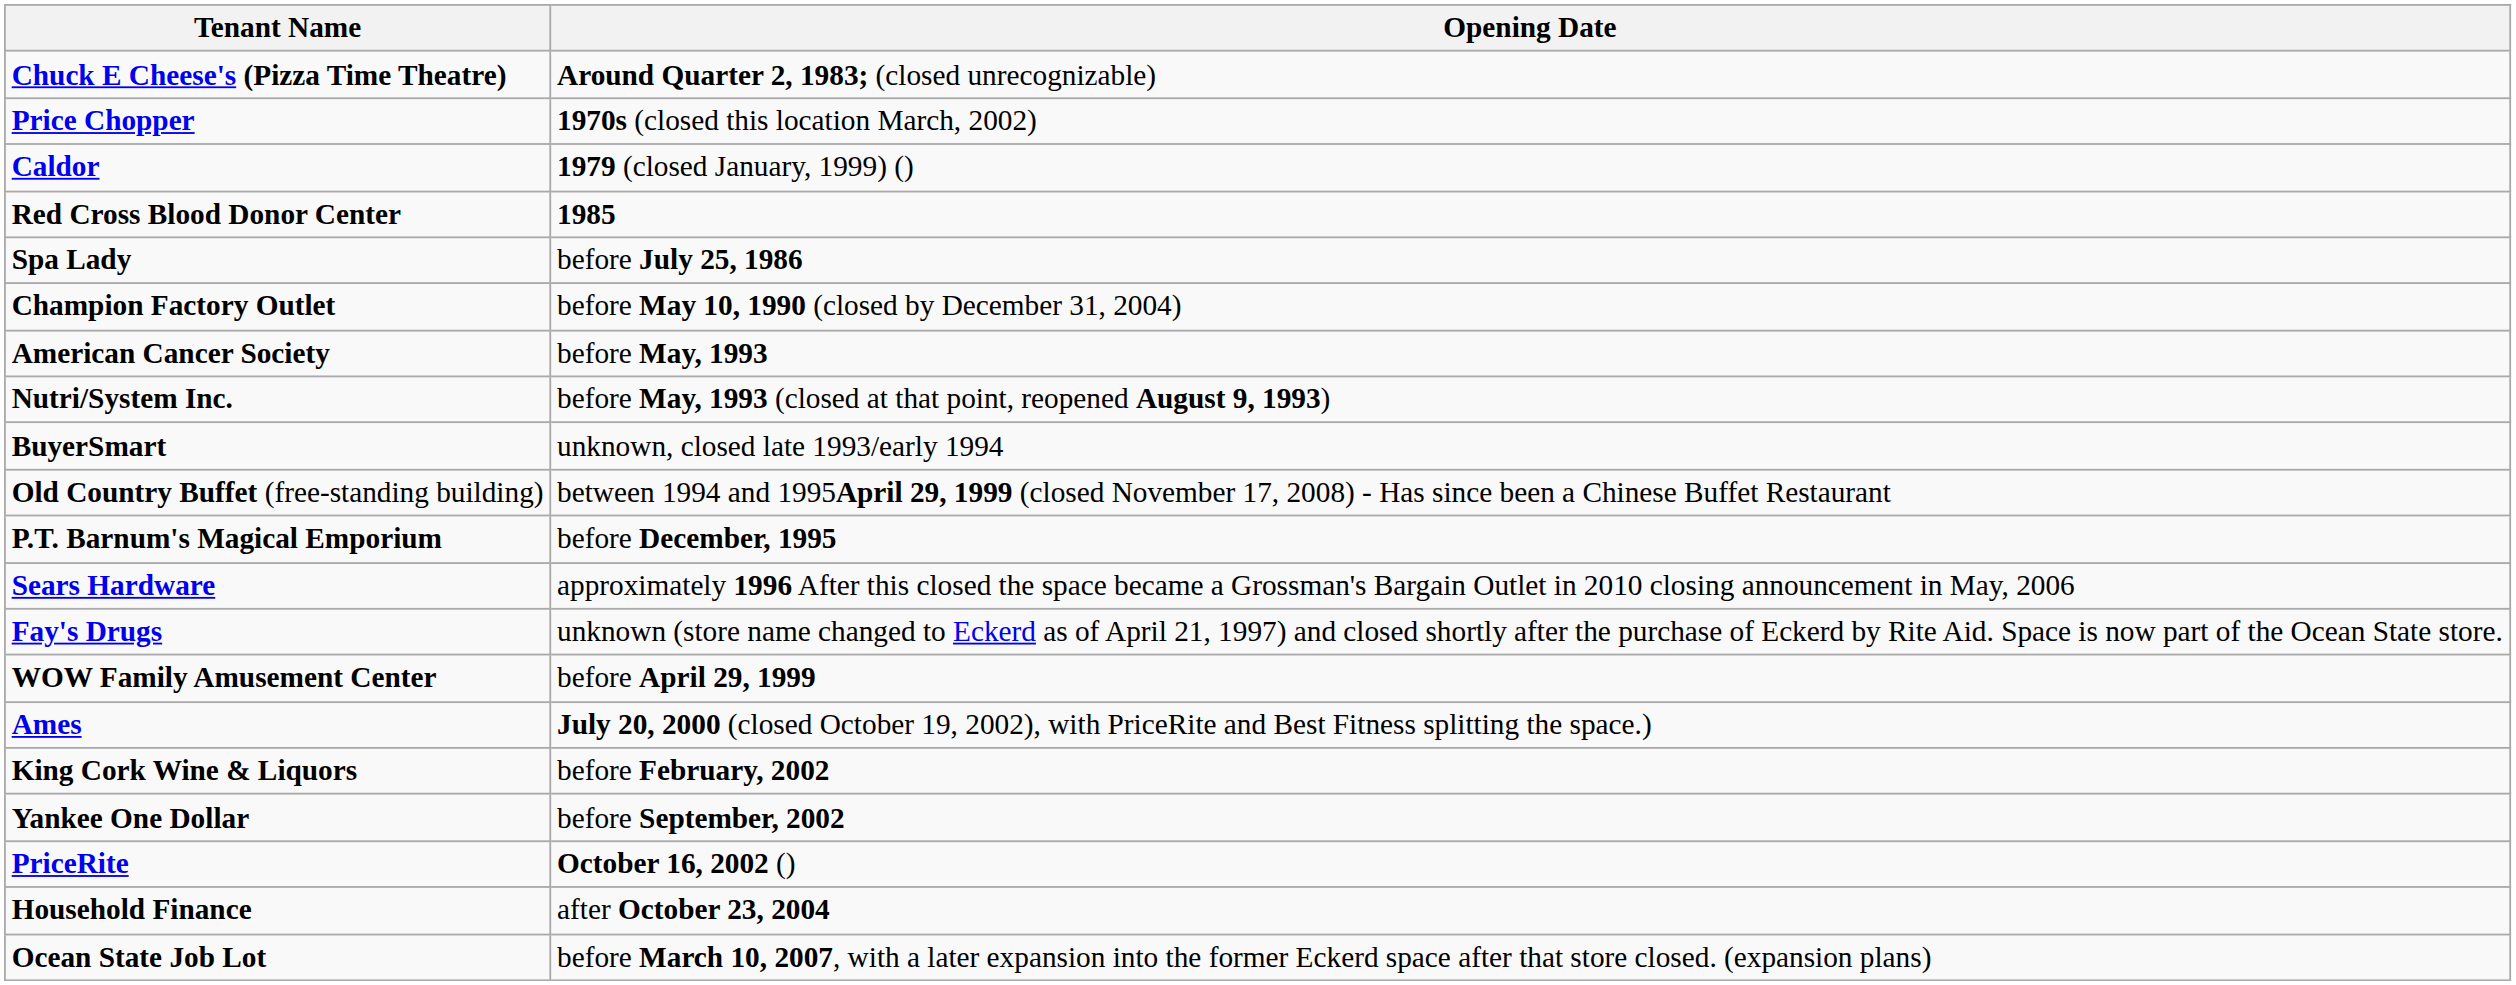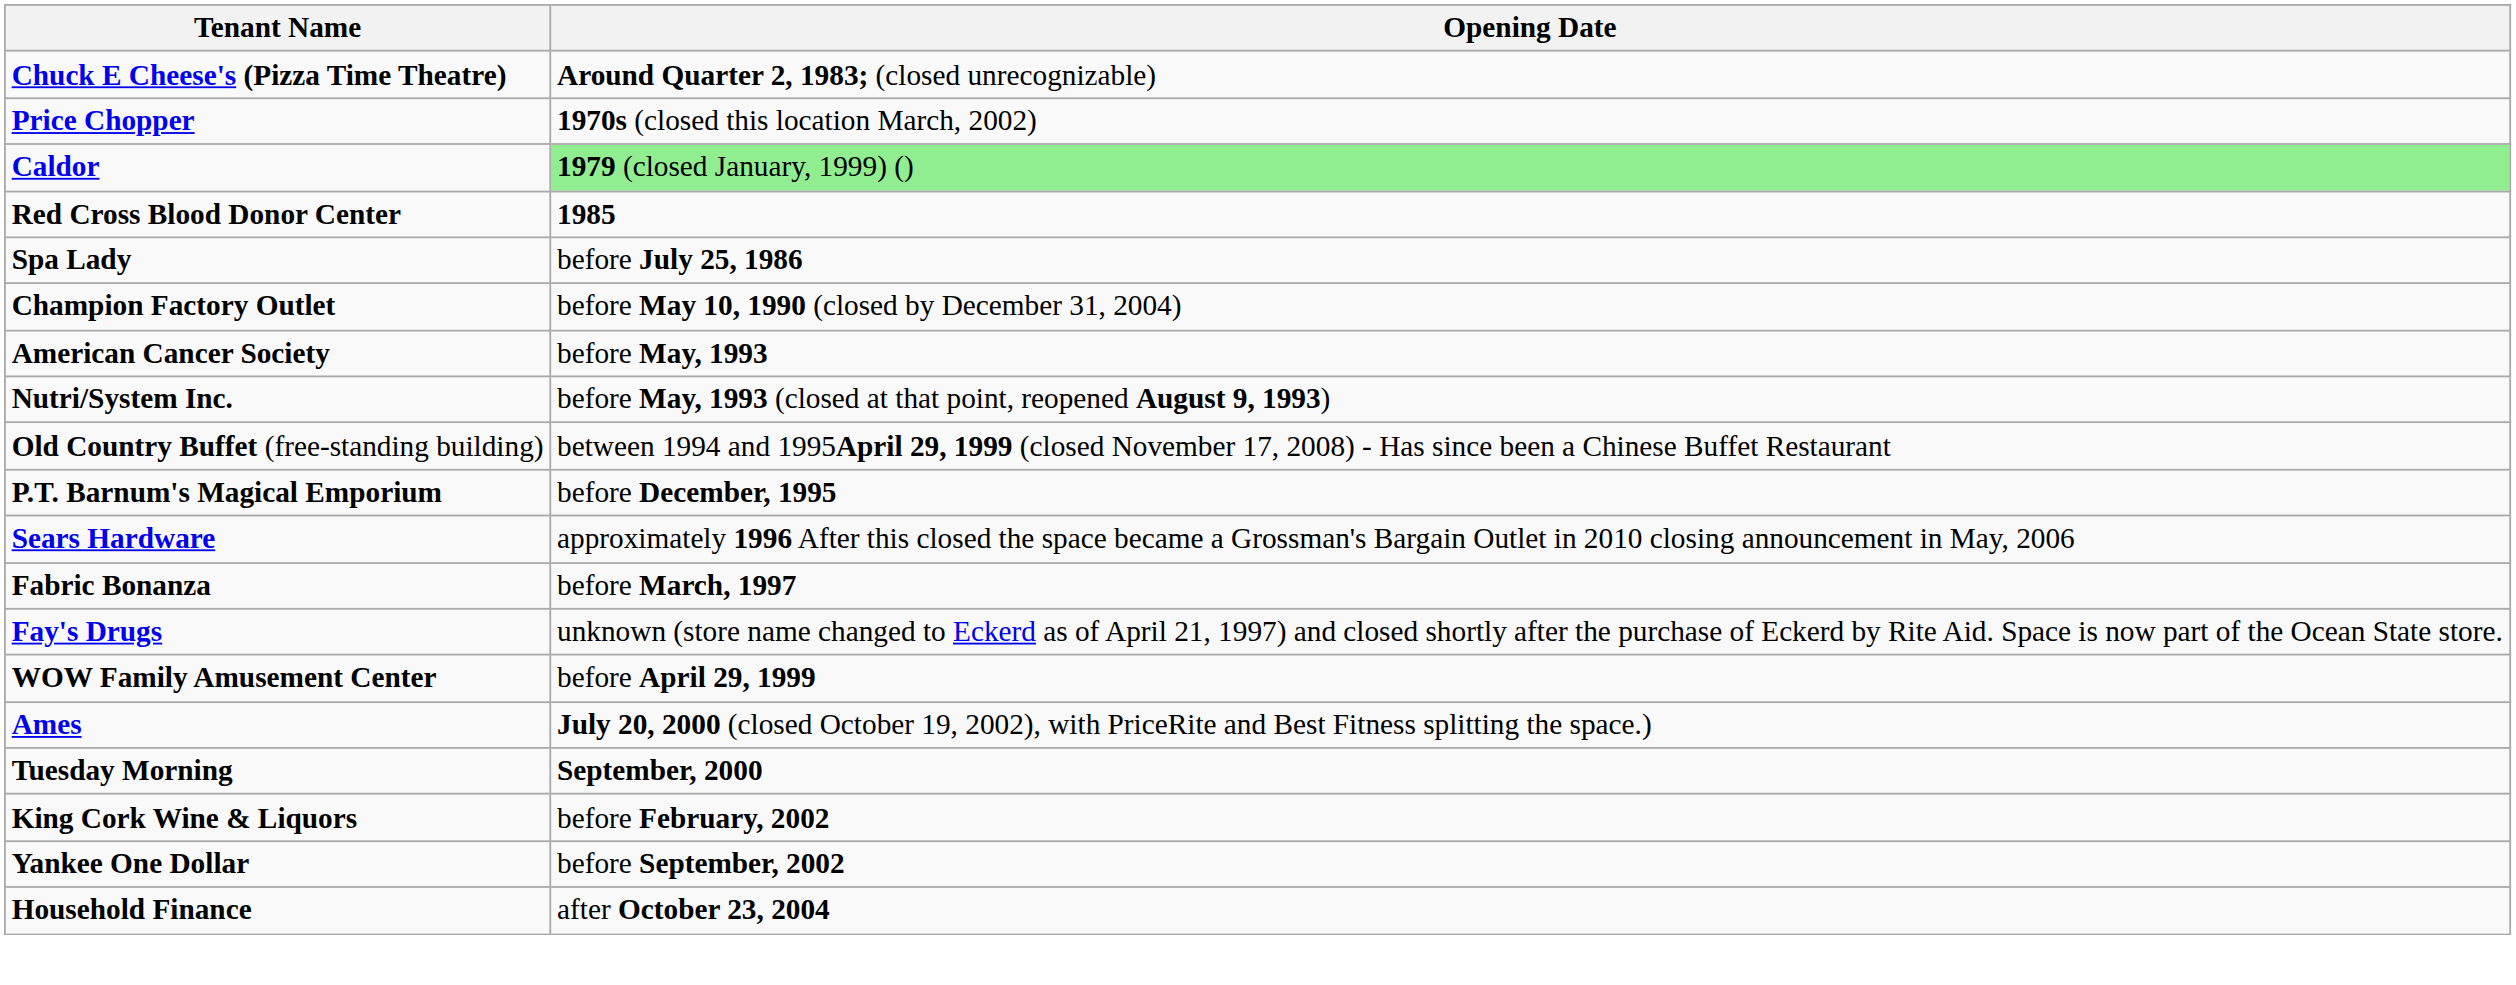(735, 167) no background -> (735, 167) lightgreen background
- row: (89, 445)
+ row: (111, 584)
+ row: (122, 770)
- row: (70, 863)
- row: (139, 956)
